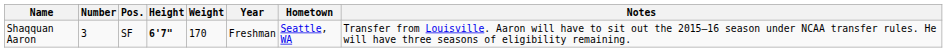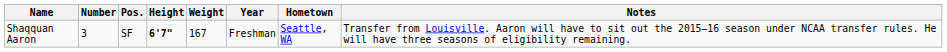(198, 34) 170 -> (198, 34) 167
